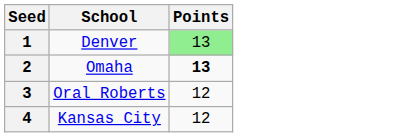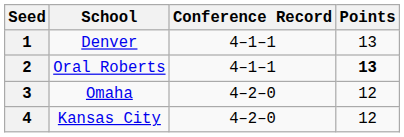+ column: (253, 17)
(201, 43) lightgreen background -> (368, 43) no background
(109, 68) Omaha -> (109, 68) Oral Roberts
(109, 94) Oral Roberts -> (109, 94) Omaha
